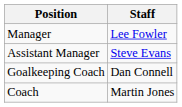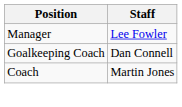- row: (53, 53)
